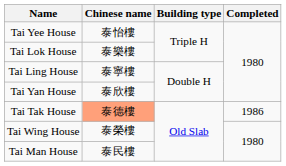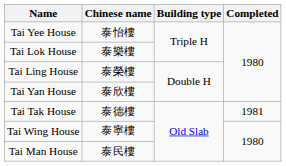(118, 71) 泰寧樓 -> (118, 71) 泰榮樓
(118, 111) lightsalmon background -> (118, 111) no background
(252, 111) 1986 -> (252, 111) 1981
(118, 131) 泰榮樓 -> (118, 131) 泰寧樓
